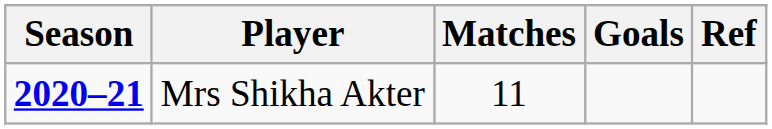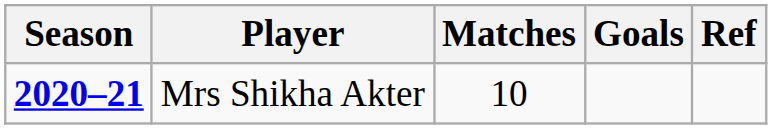(509, 92) 11 -> (509, 92) 10
